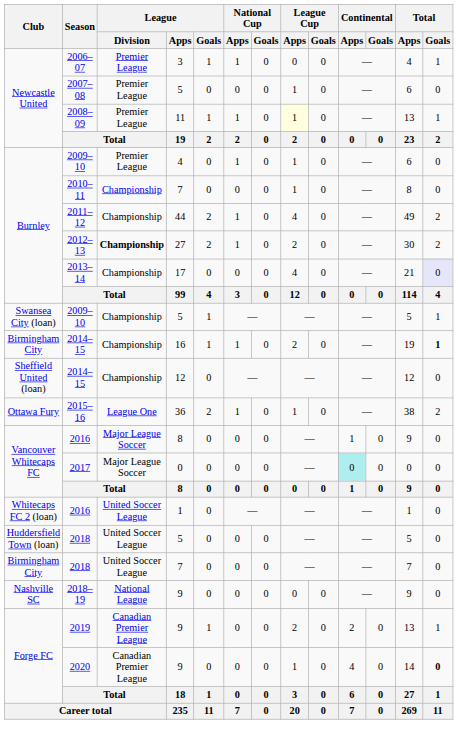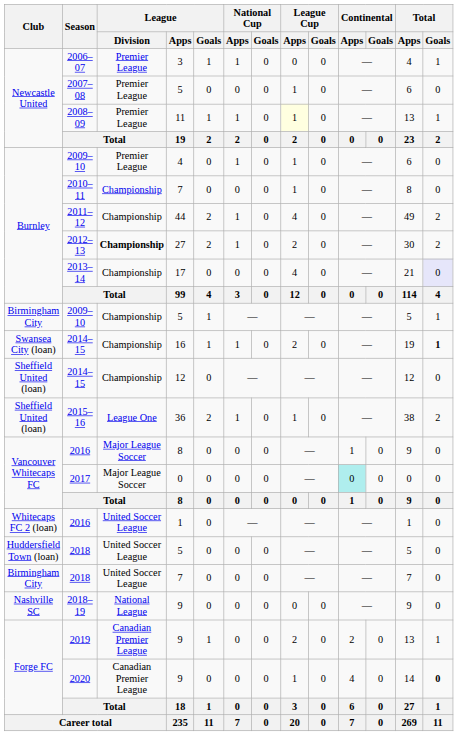(33, 316) Swansea City (loan) -> (33, 316) Birmingham City
(33, 344) Birmingham City -> (33, 344) Swansea City (loan)
(33, 411) Ottawa Fury -> (33, 417) Sheffield United (loan)
